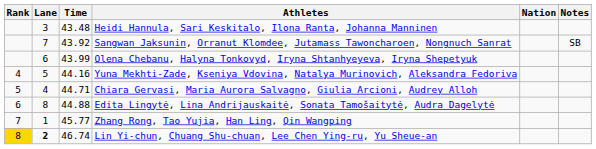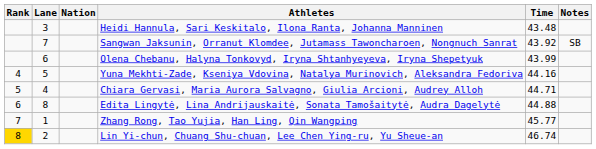columns swapped: (539, 12) <-> (76, 12)
(45, 136) bold -> (45, 136) normal
